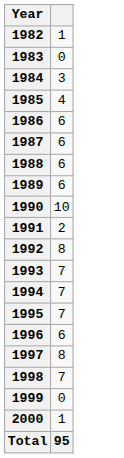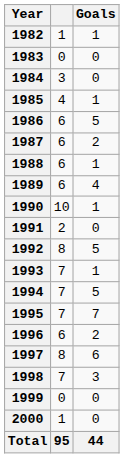+ column: (96, 16)
